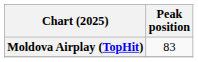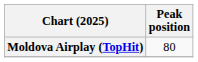(169, 47) 83 -> (169, 47) 80
